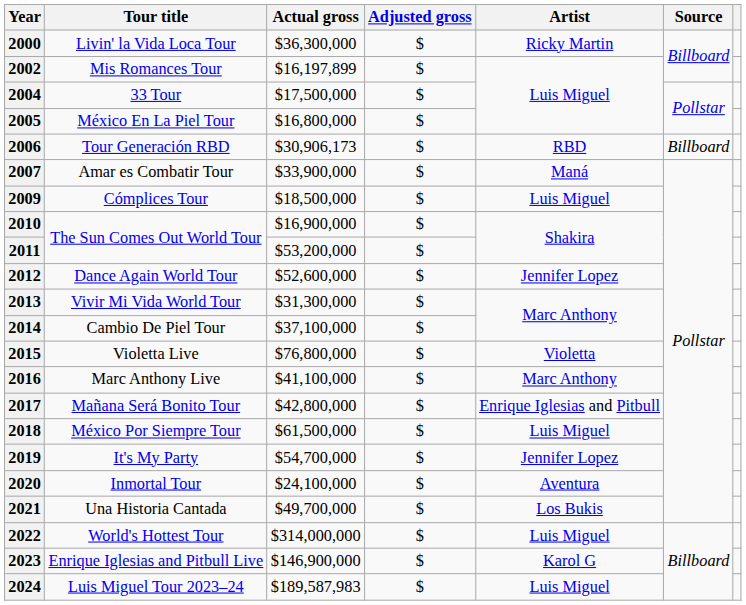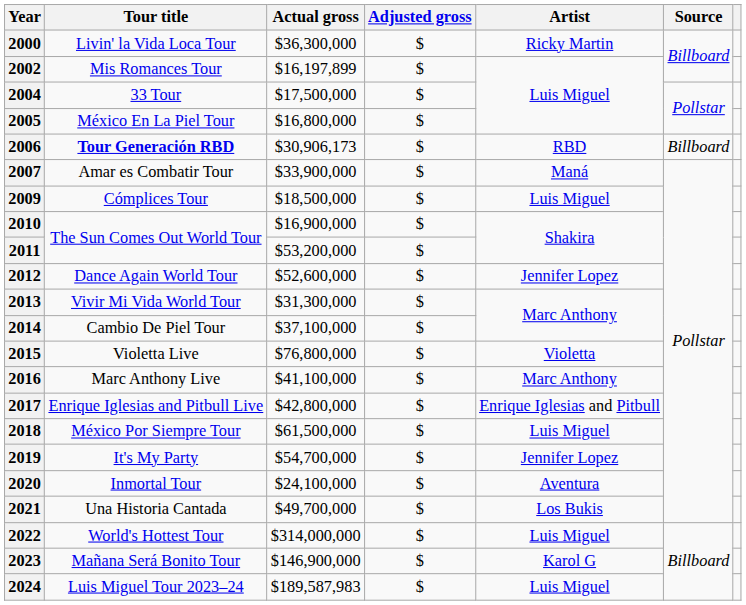(156, 146) normal -> (156, 146) bold
(156, 405) Mañana Será Bonito Tour -> (156, 405) Enrique Iglesias and Pitbull Live
(156, 560) Enrique Iglesias and Pitbull Live -> (156, 560) Mañana Será Bonito Tour
